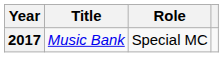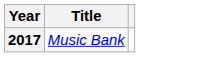- column: (170, 16)
